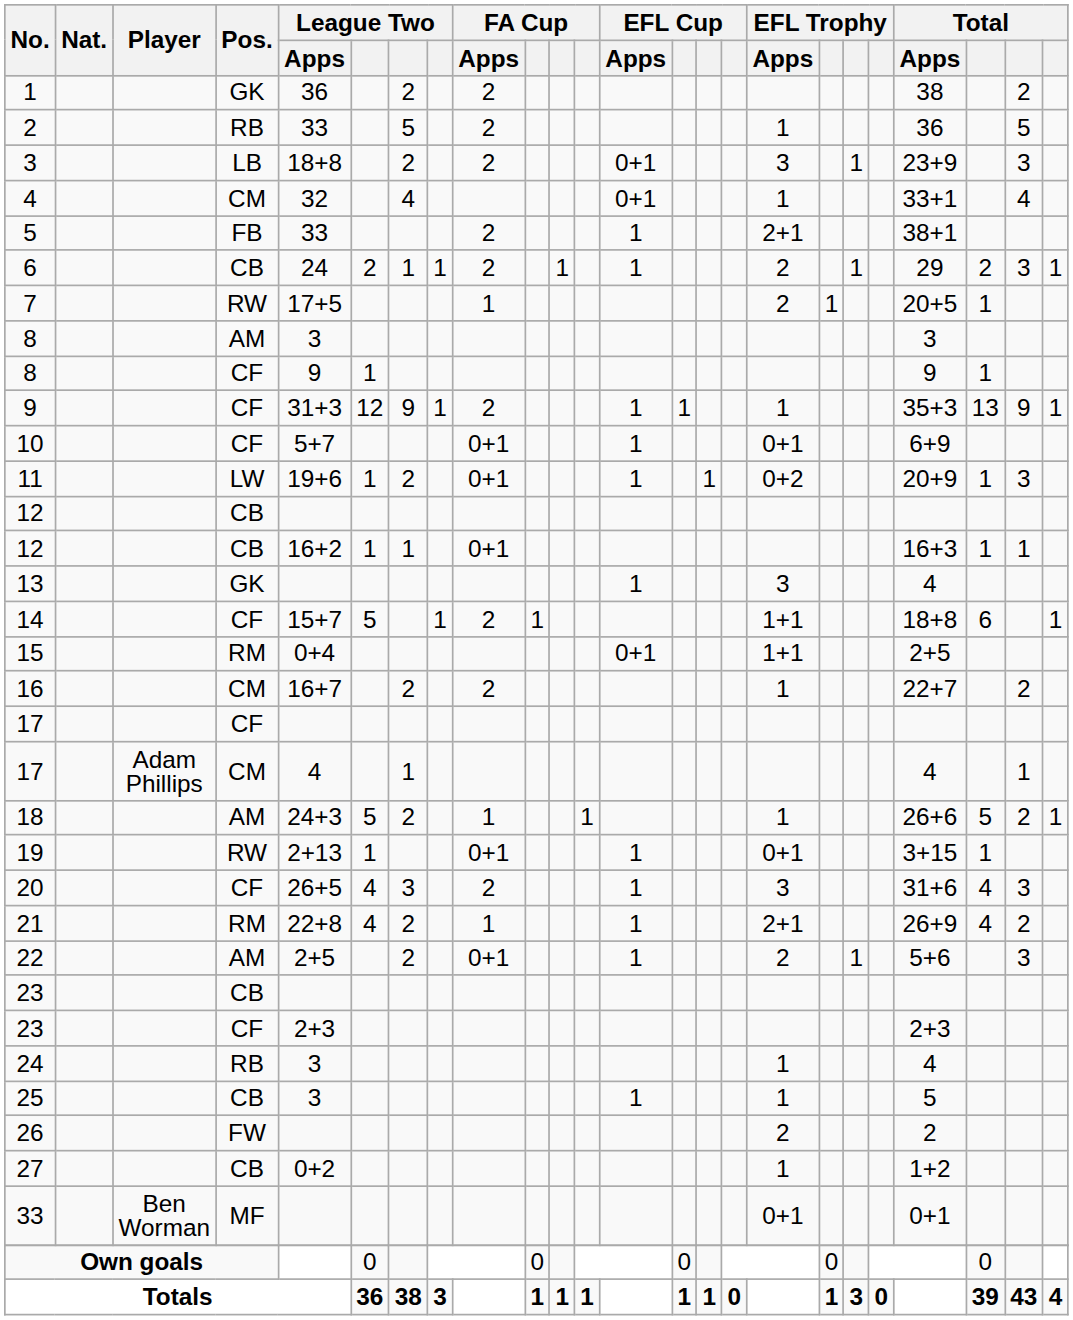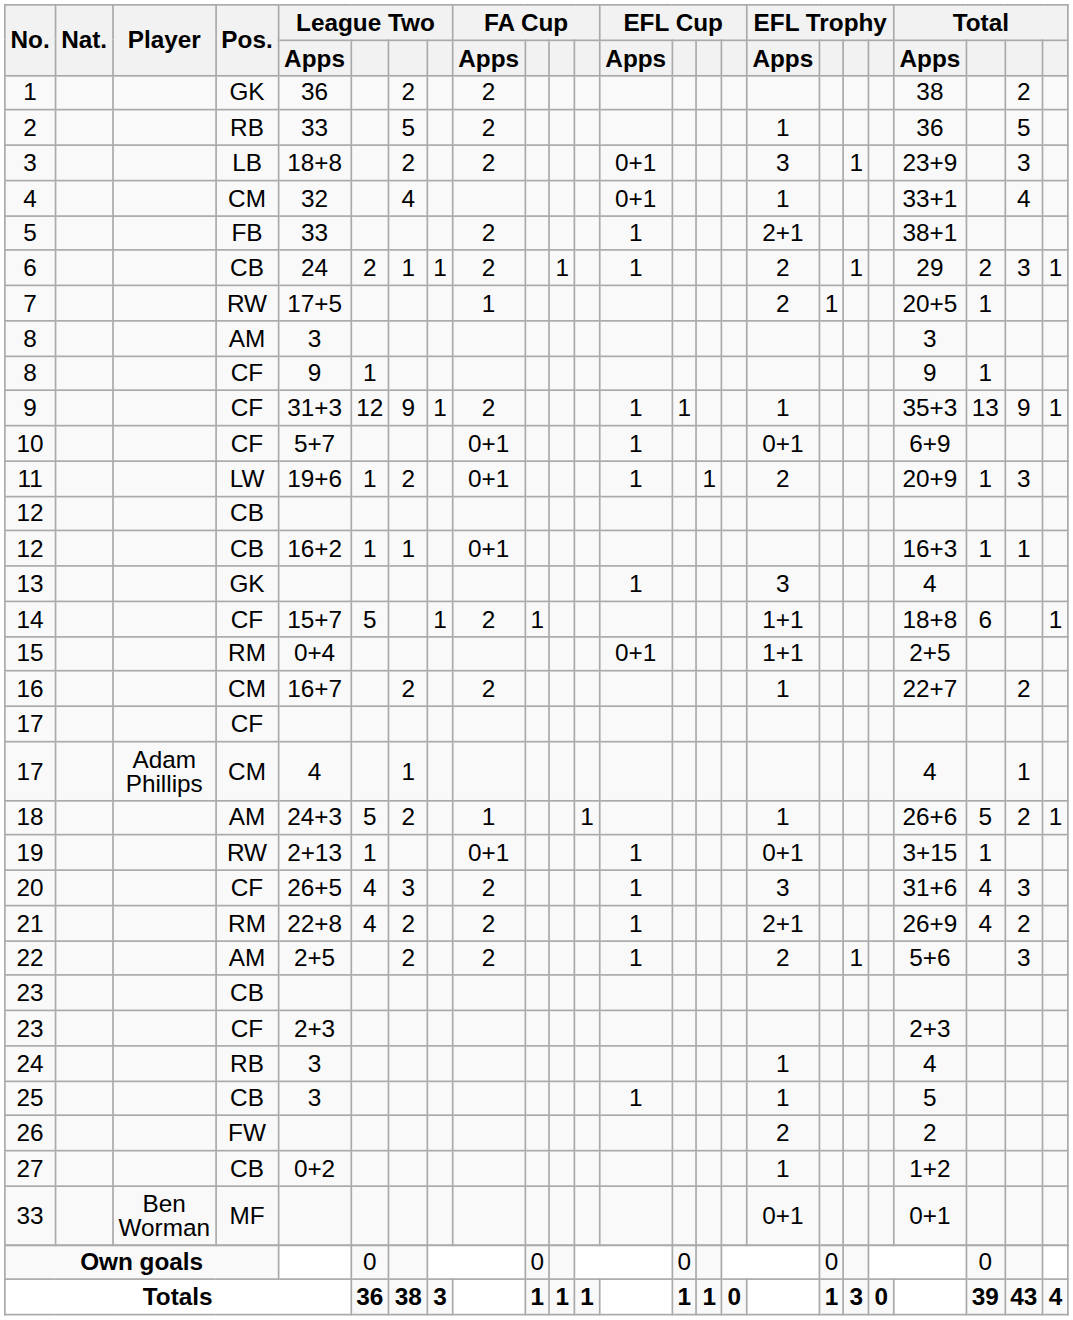(783, 479) 0+2 -> (783, 479) 2
(489, 923) 1 -> (489, 923) 2
(489, 958) 0+1 -> (489, 958) 2
